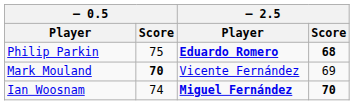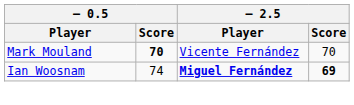- row: (53, 52)
(329, 71) 69 -> (329, 52) 70
(329, 90) 70 -> (329, 71) 69
